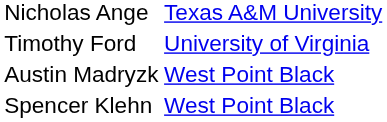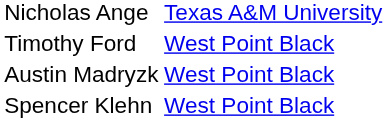(267, 43) University of Virginia -> (249, 43) West Point Black
